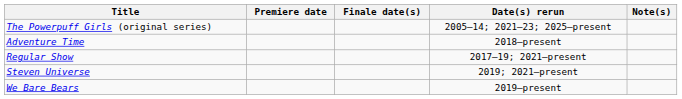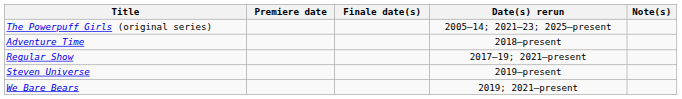(528, 72) 2019; 2021–present -> (528, 72) 2019–present
(528, 87) 2019–present -> (528, 87) 2019; 2021–present
